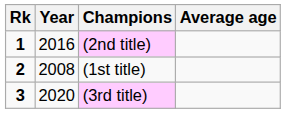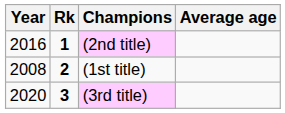columns swapped: (20, 18) <-> (57, 18)
